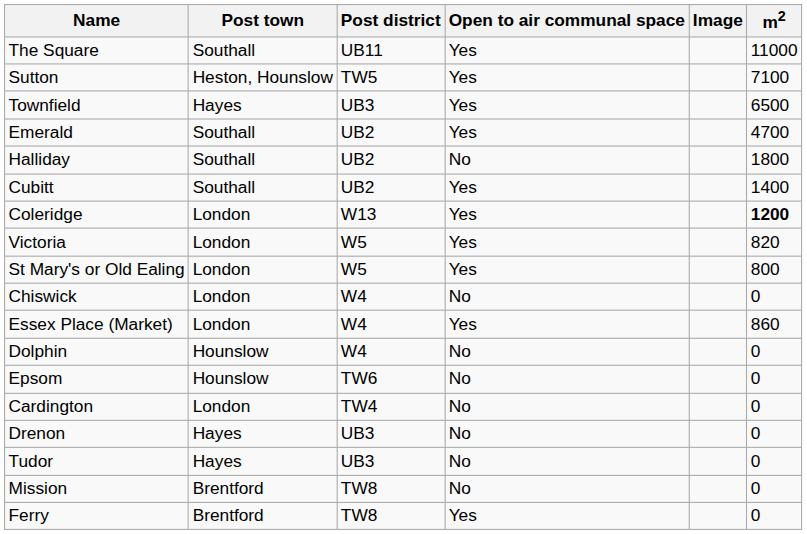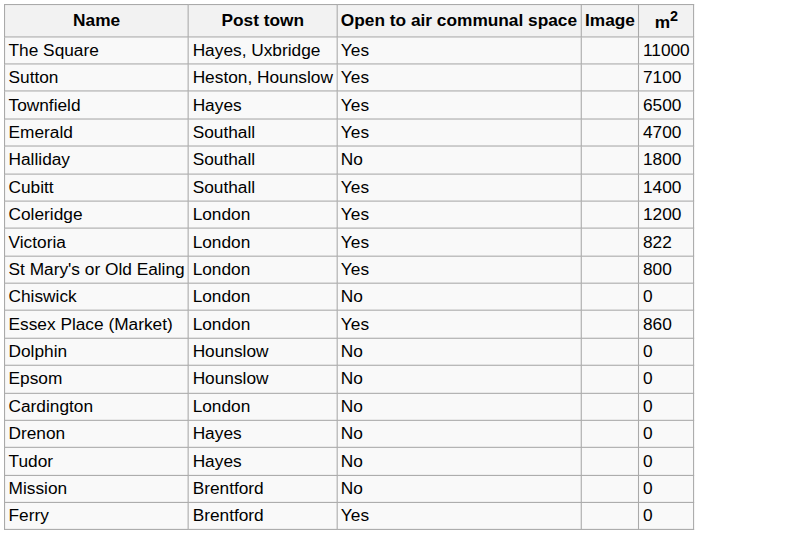- column: (391, 20)
(224, 50) Southall -> (257, 50) Hayes, Uxbridge
(770, 214) bold -> (662, 214) normal
(765, 242) 820 -> (657, 242) 822
